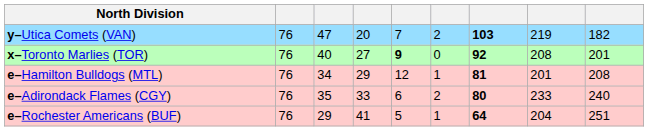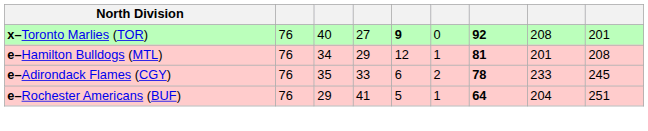- row: (72, 34)
(479, 95) 80 -> (479, 75) 78
(599, 95) 240 -> (599, 75) 245
